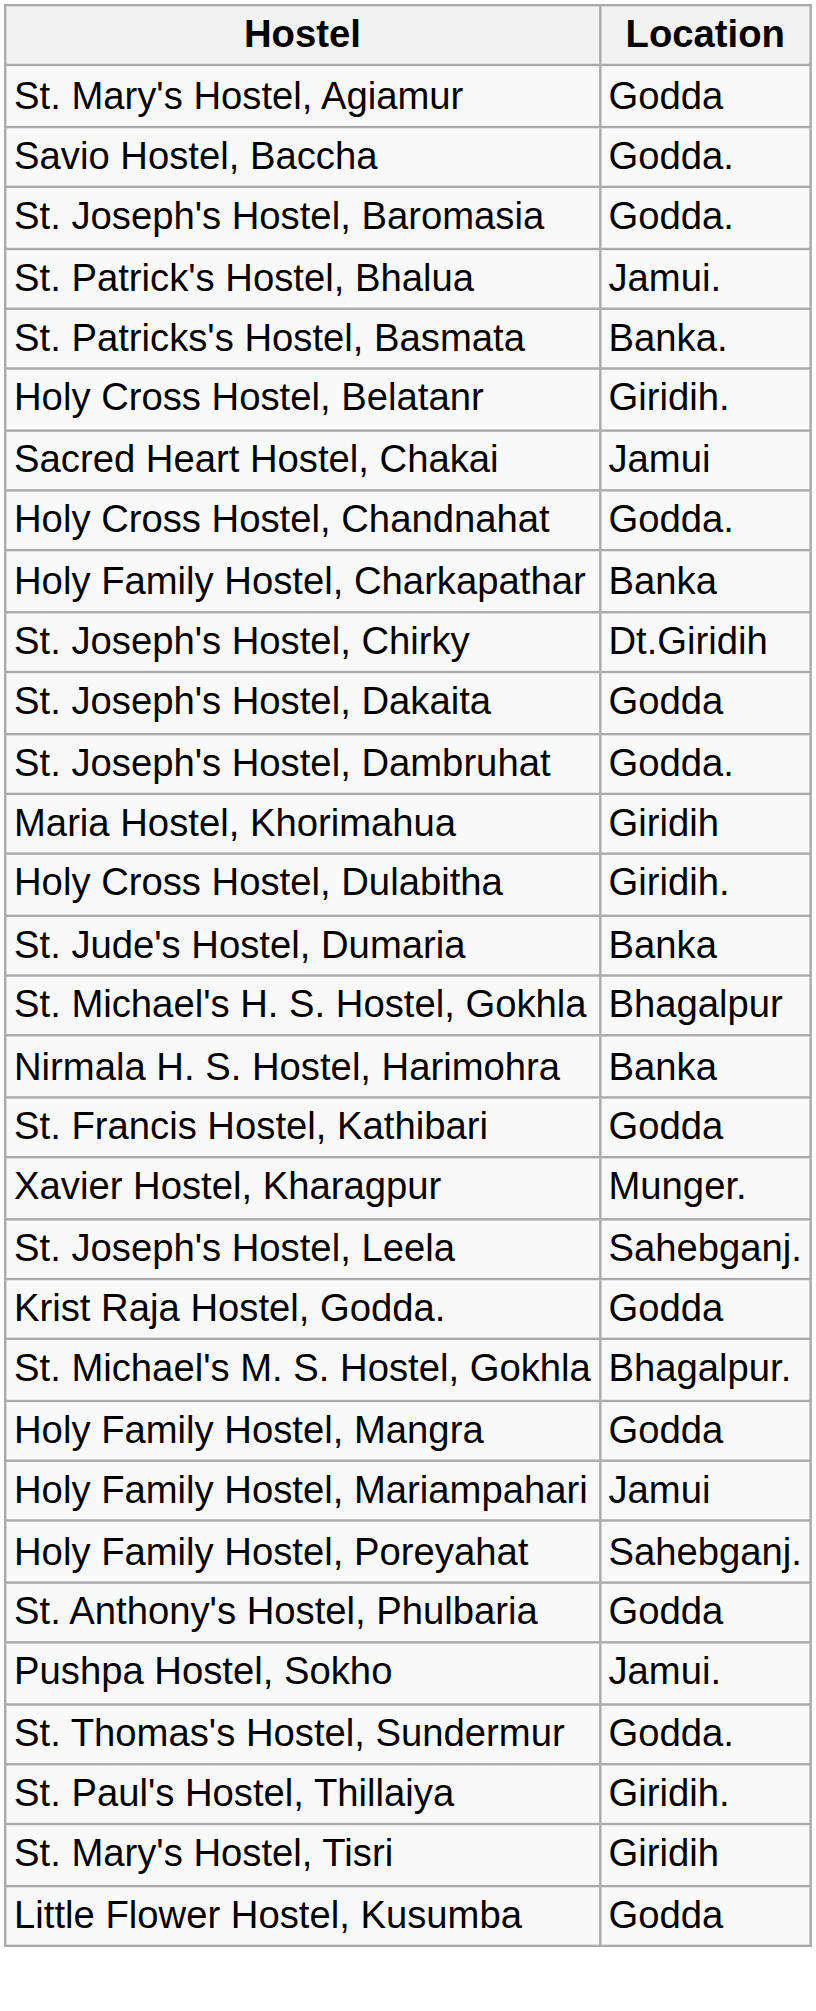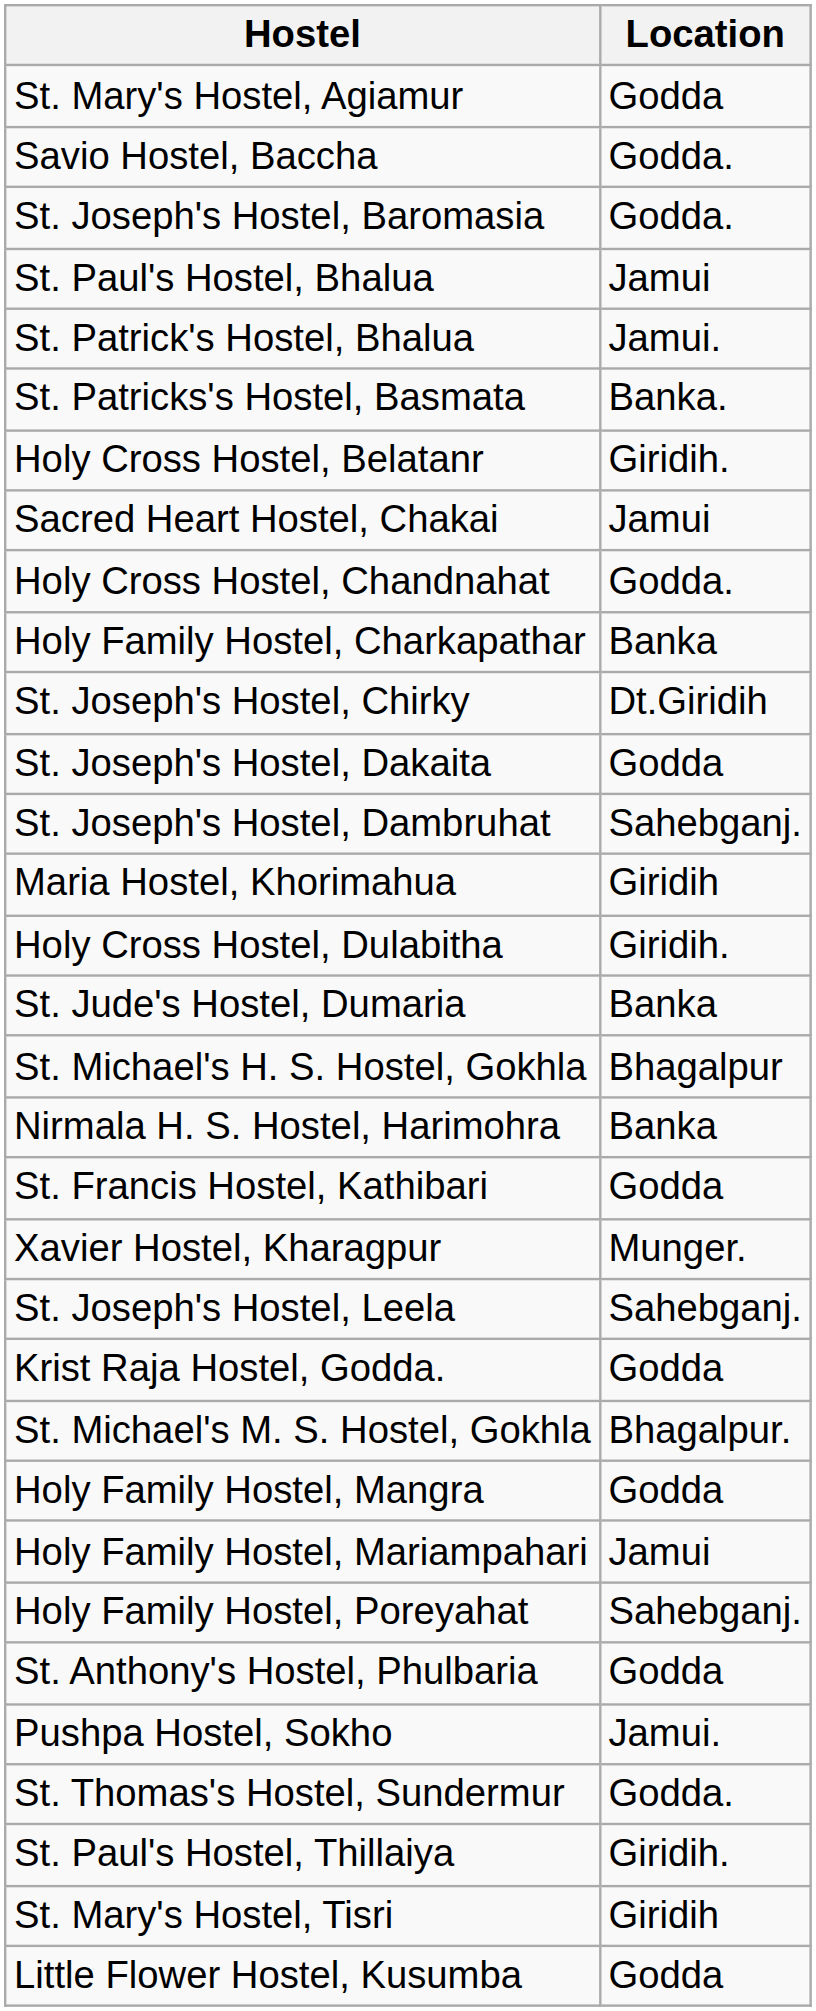+ row: (224, 277)
(671, 762) Godda. -> (705, 823) Sahebganj.
